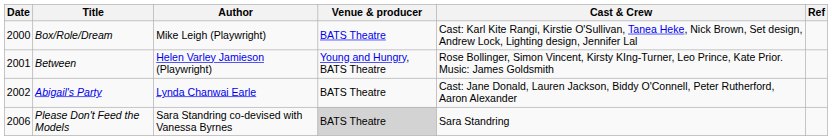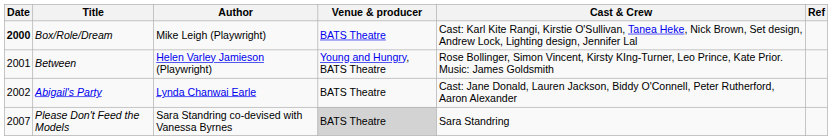(19, 35) normal -> (19, 35) bold
(19, 121) 2006 -> (19, 121) 2007
